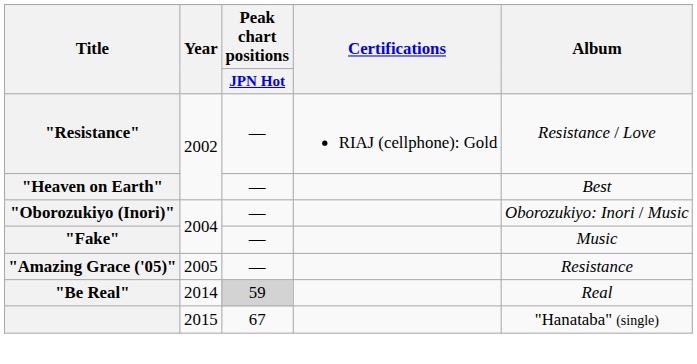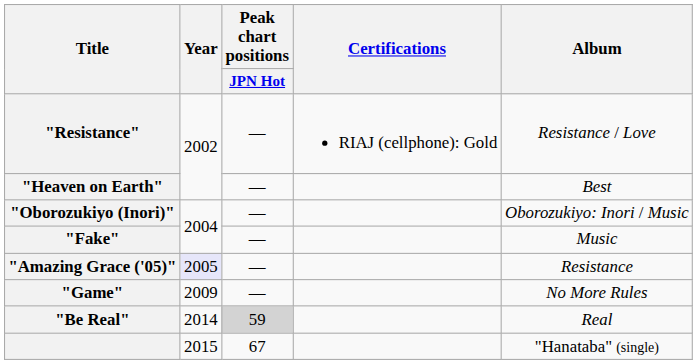(201, 266) no background -> (201, 266) lavender background
+ row: (92, 292)
